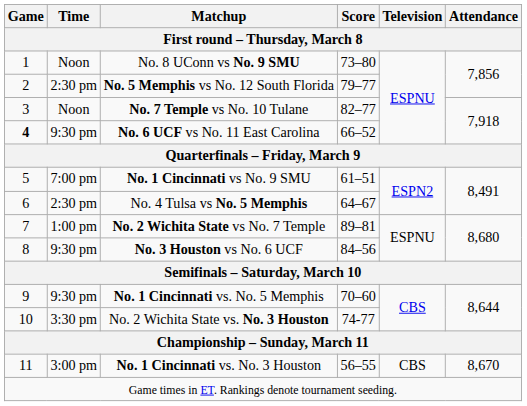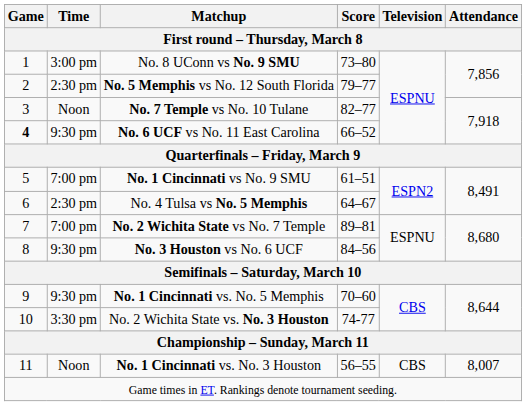(74, 62) Noon -> (74, 62) 3:00 pm
(74, 226) 1:00 pm -> (74, 226) 7:00 pm
(74, 365) 3:00 pm -> (74, 365) Noon
(483, 365) 8,670 -> (483, 365) 8,007
